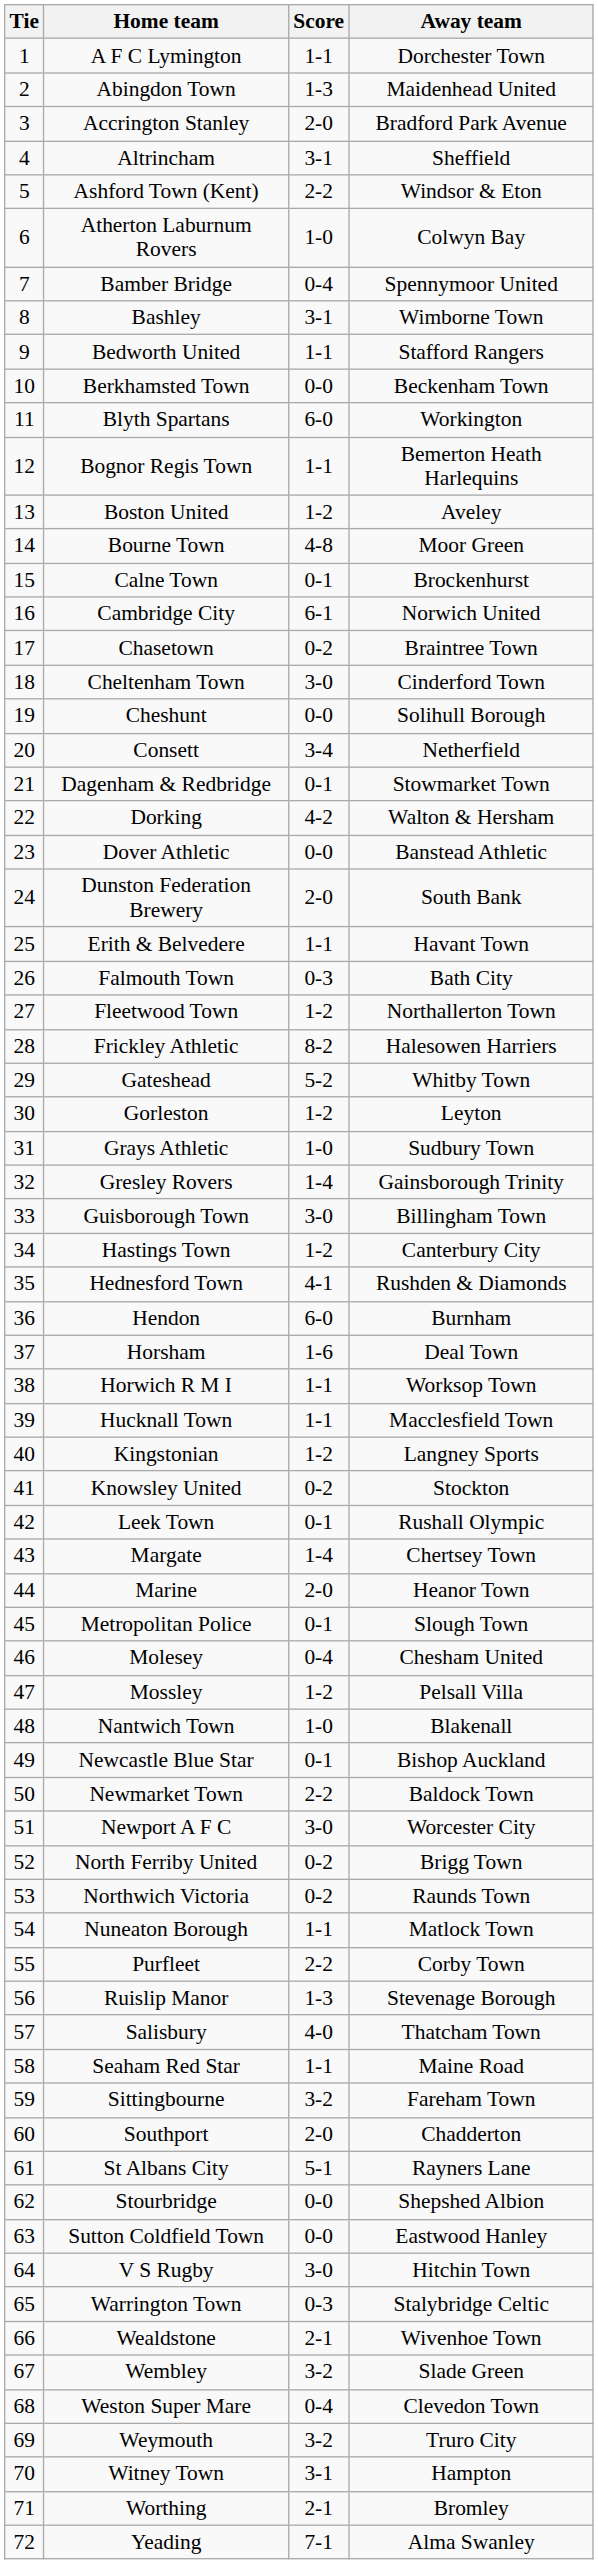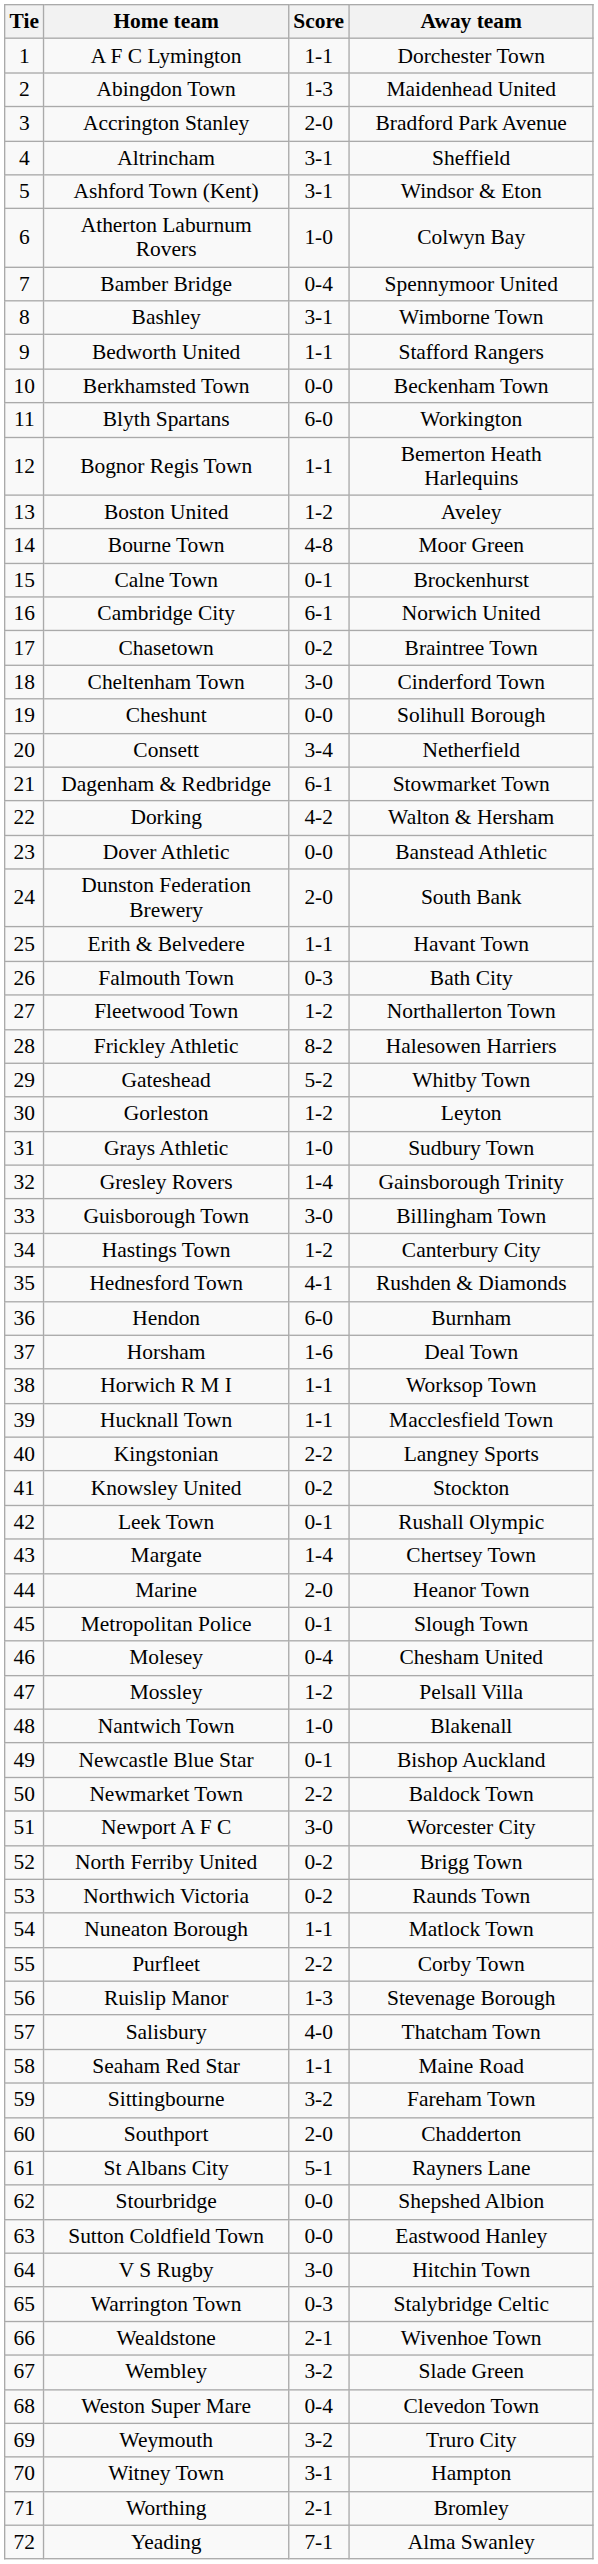(319, 191) 2-2 -> (319, 191) 3-1
(319, 783) 0-1 -> (319, 783) 6-1
(319, 1453) 1-2 -> (319, 1453) 2-2
